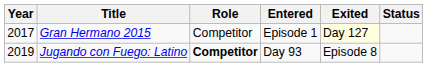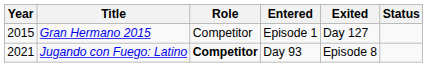(21, 33) 2017 -> (21, 33) 2015
(346, 33) lightyellow background -> (346, 33) no background
(21, 52) 2019 -> (21, 52) 2021
